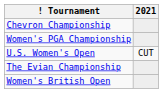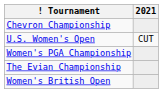rows swapped: (51, 54) <-> (69, 40)
